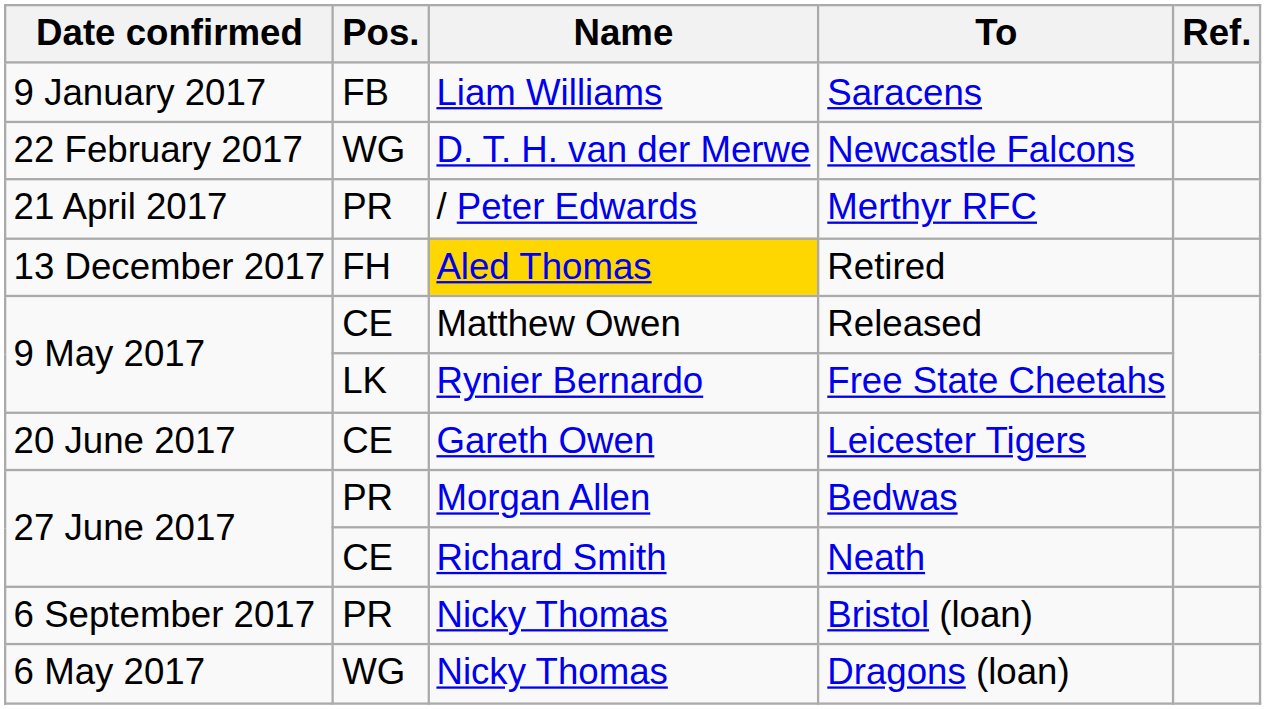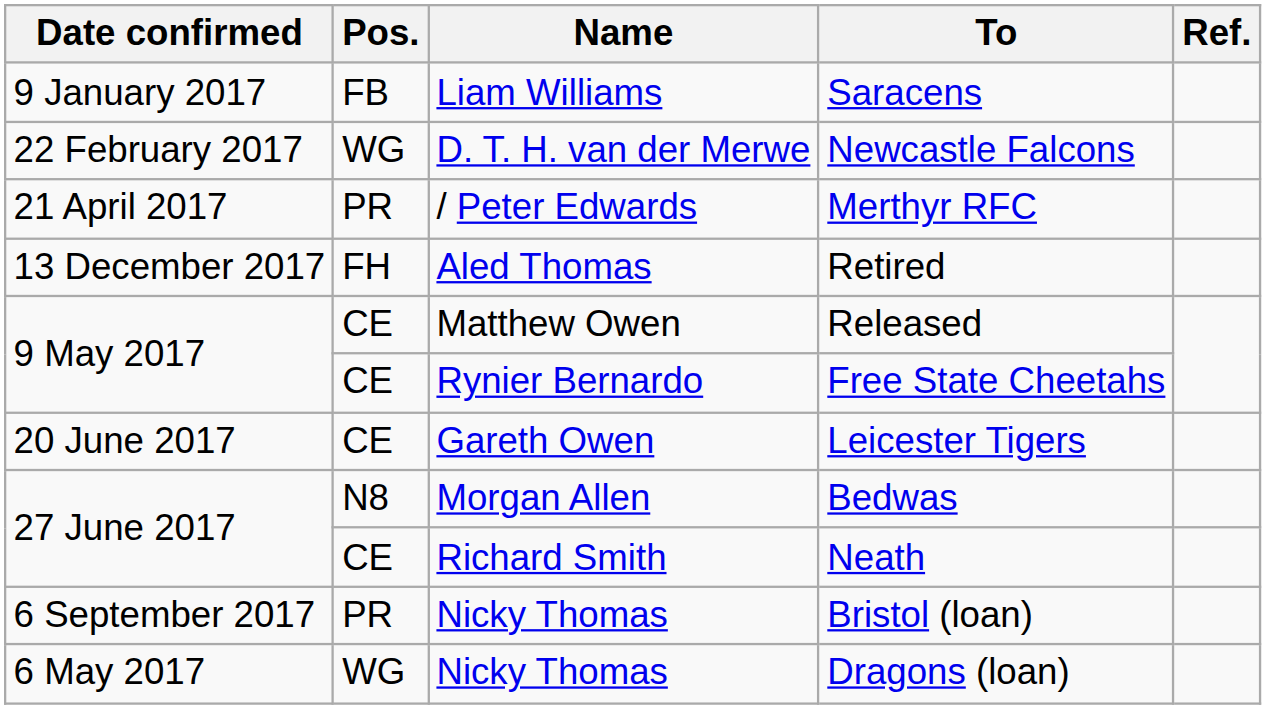(544, 265) gold background -> (544, 265) no background
(365, 382) LK -> (368, 382) CE
(368, 498) PR -> (366, 498) N8
